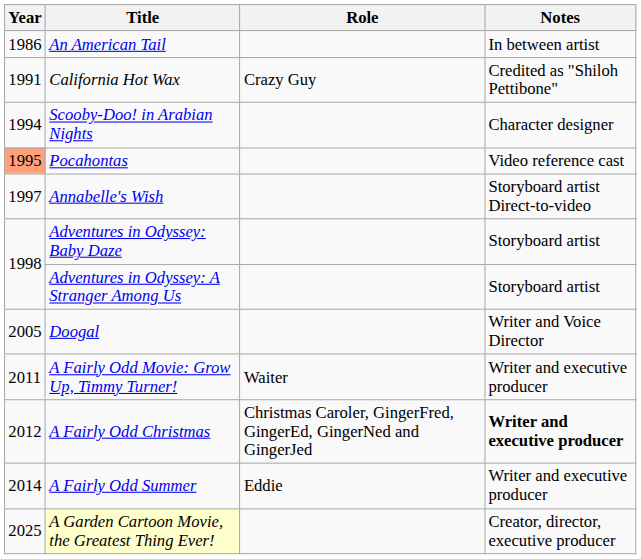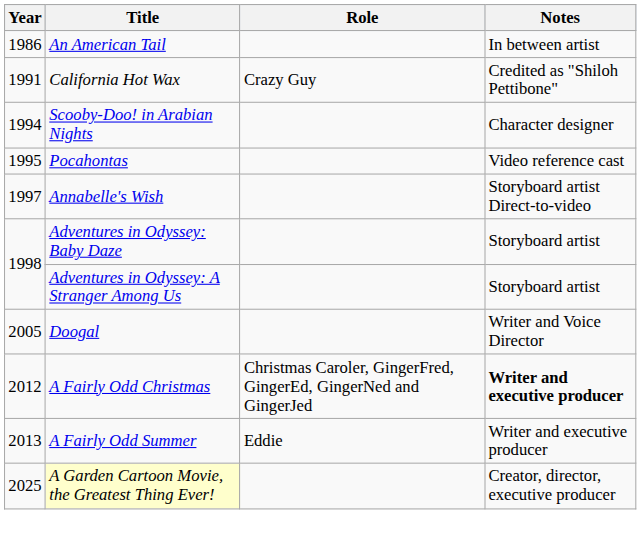(25, 160) lightsalmon background -> (25, 160) no background
- row: (140, 376)
(25, 485) 2014 -> (25, 440) 2013
